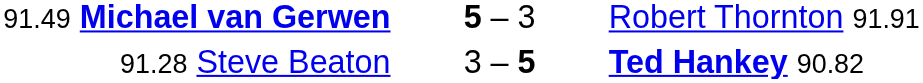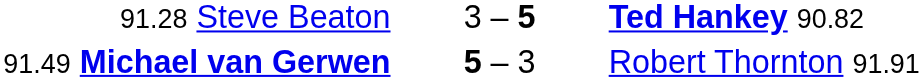rows swapped: (255, 62) <-> (197, 17)
